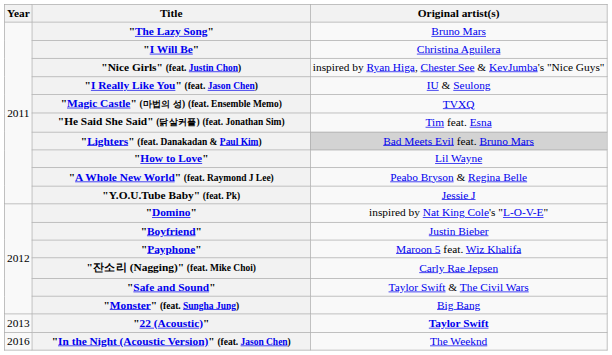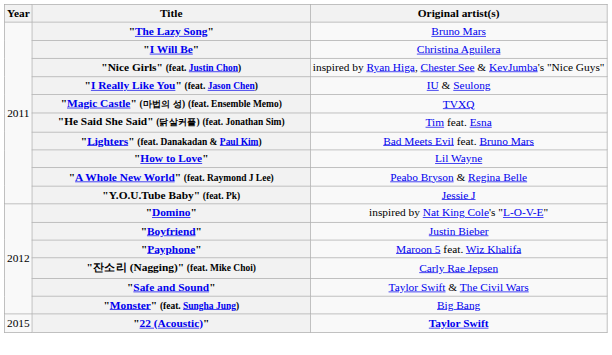(459, 141) lightgrey background -> (459, 141) no background
(18, 323) 2013 -> (18, 323) 2015
- row: (171, 341)
